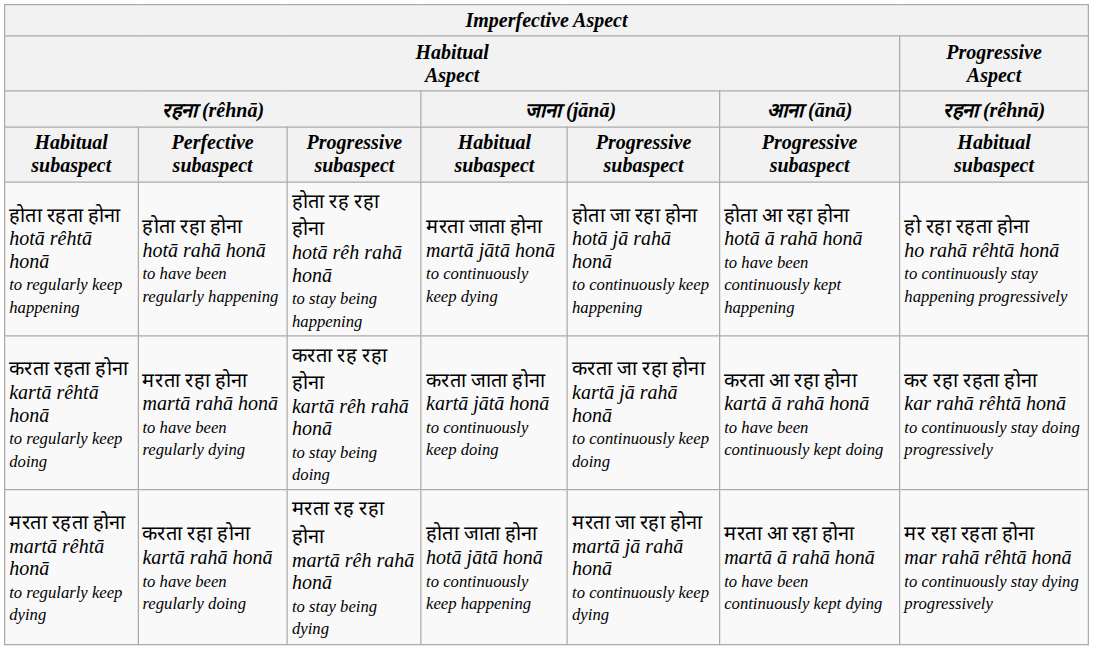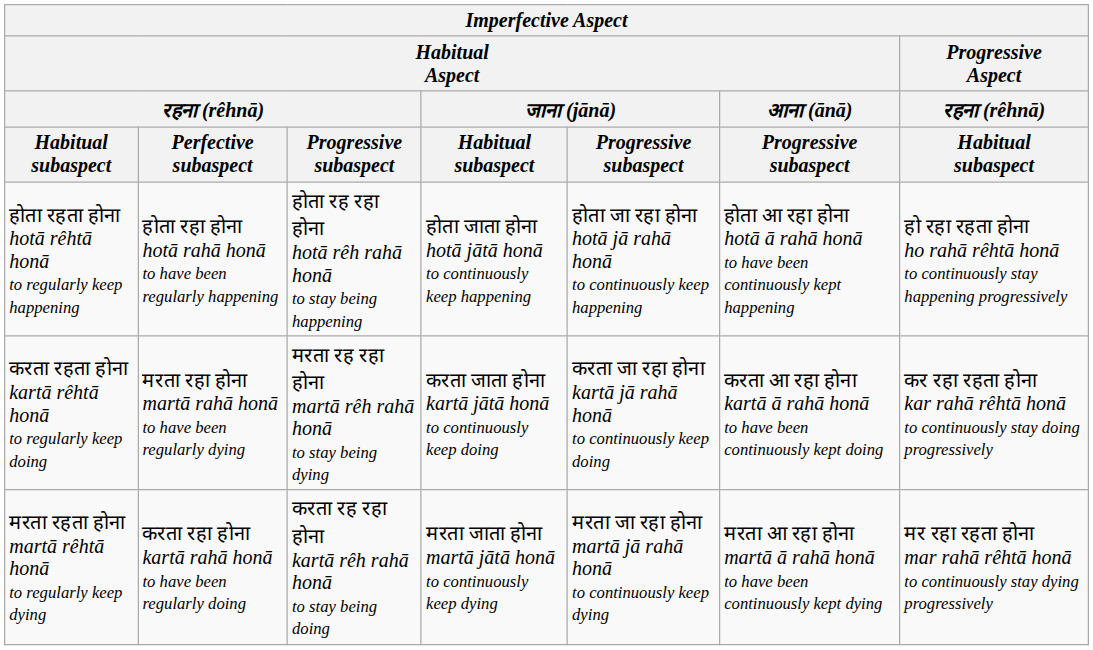(490, 260) मरता जाता होना martā jātā honā to continuously keep dying -> (484, 260) होता जाता होना hotā jātā honā to continuously keep happening
(350, 414) करता रह रहा होना kartā rêh rahā honā to stay being doing -> (353, 414) मरता रह रहा होना martā rêh rahā honā to stay being dying
(353, 568) मरता रह रहा होना martā rêh rahā honā to stay being dying -> (350, 568) करता रह रहा होना kartā rêh rahā honā to stay being doing
(484, 568) होता जाता होना hotā jātā honā to continuously keep happening -> (490, 568) मरता जाता होना martā jātā honā to continuously keep dying
